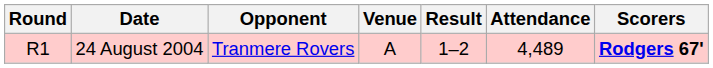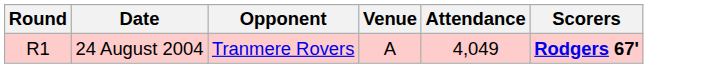- column: (454, 19)
(540, 48) 4,489 -> (476, 48) 4,049
